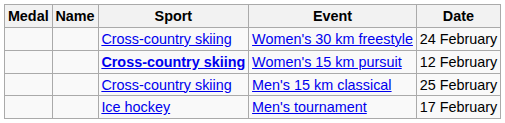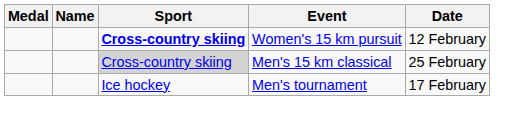- row: (332, 39)
(167, 85) no background -> (167, 62) lightgrey background
